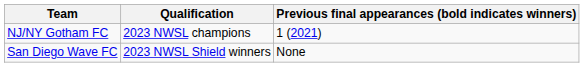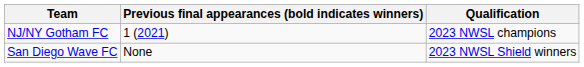columns swapped: (197, 14) <-> (426, 14)
